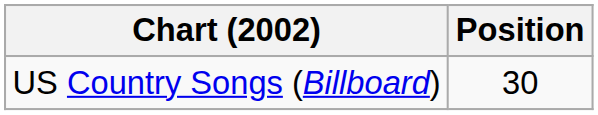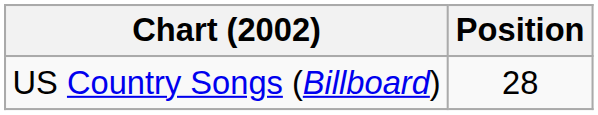(520, 82) 30 -> (520, 82) 28
